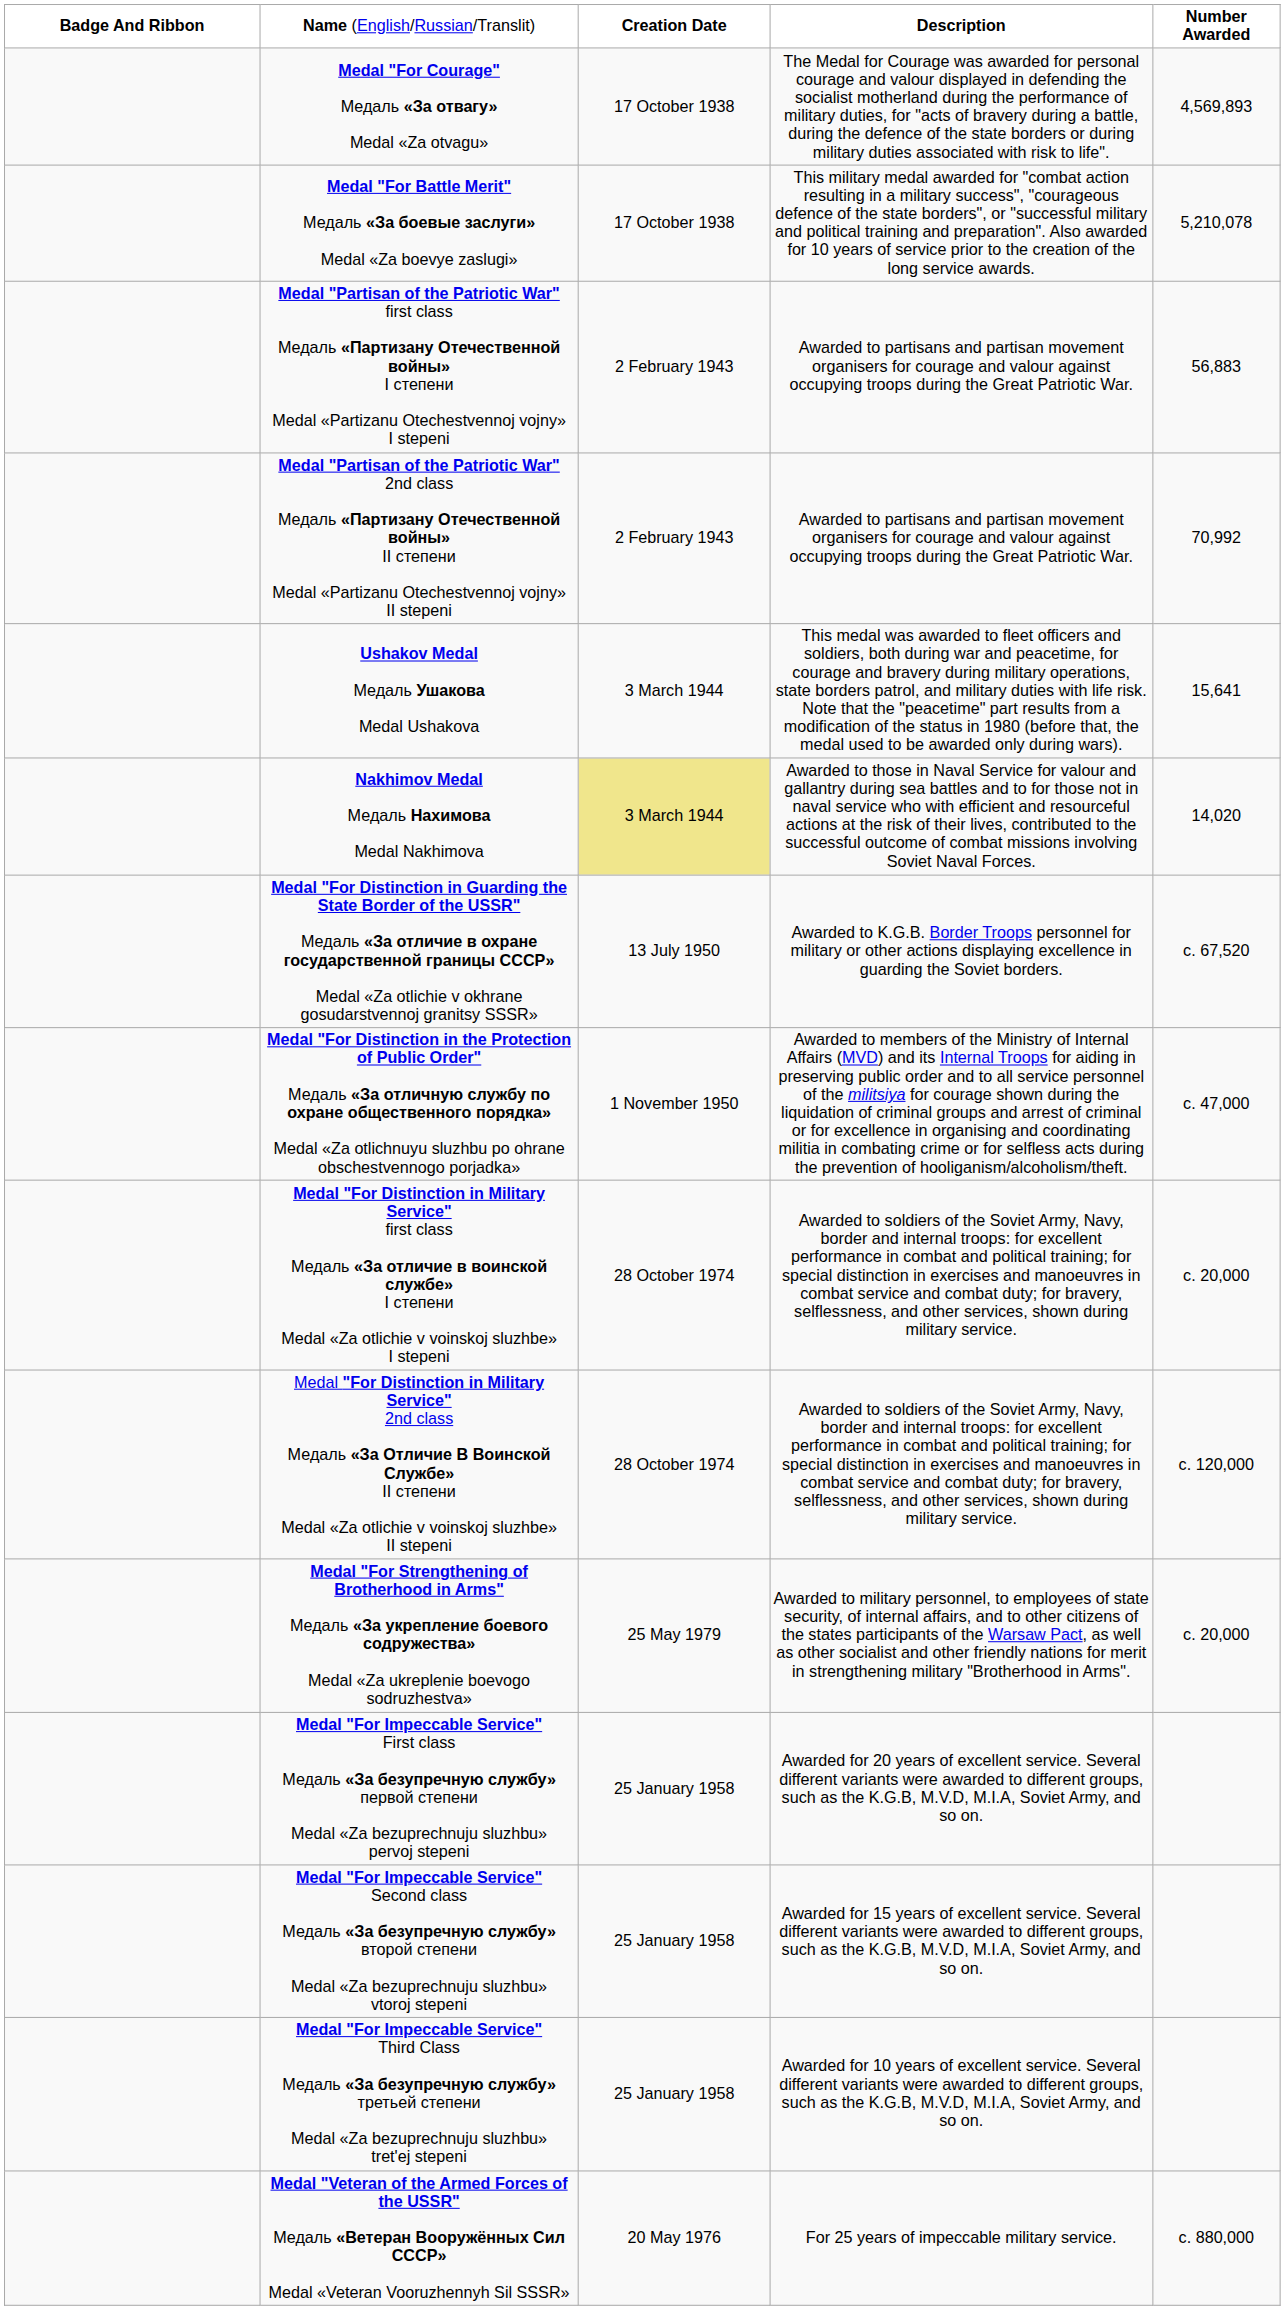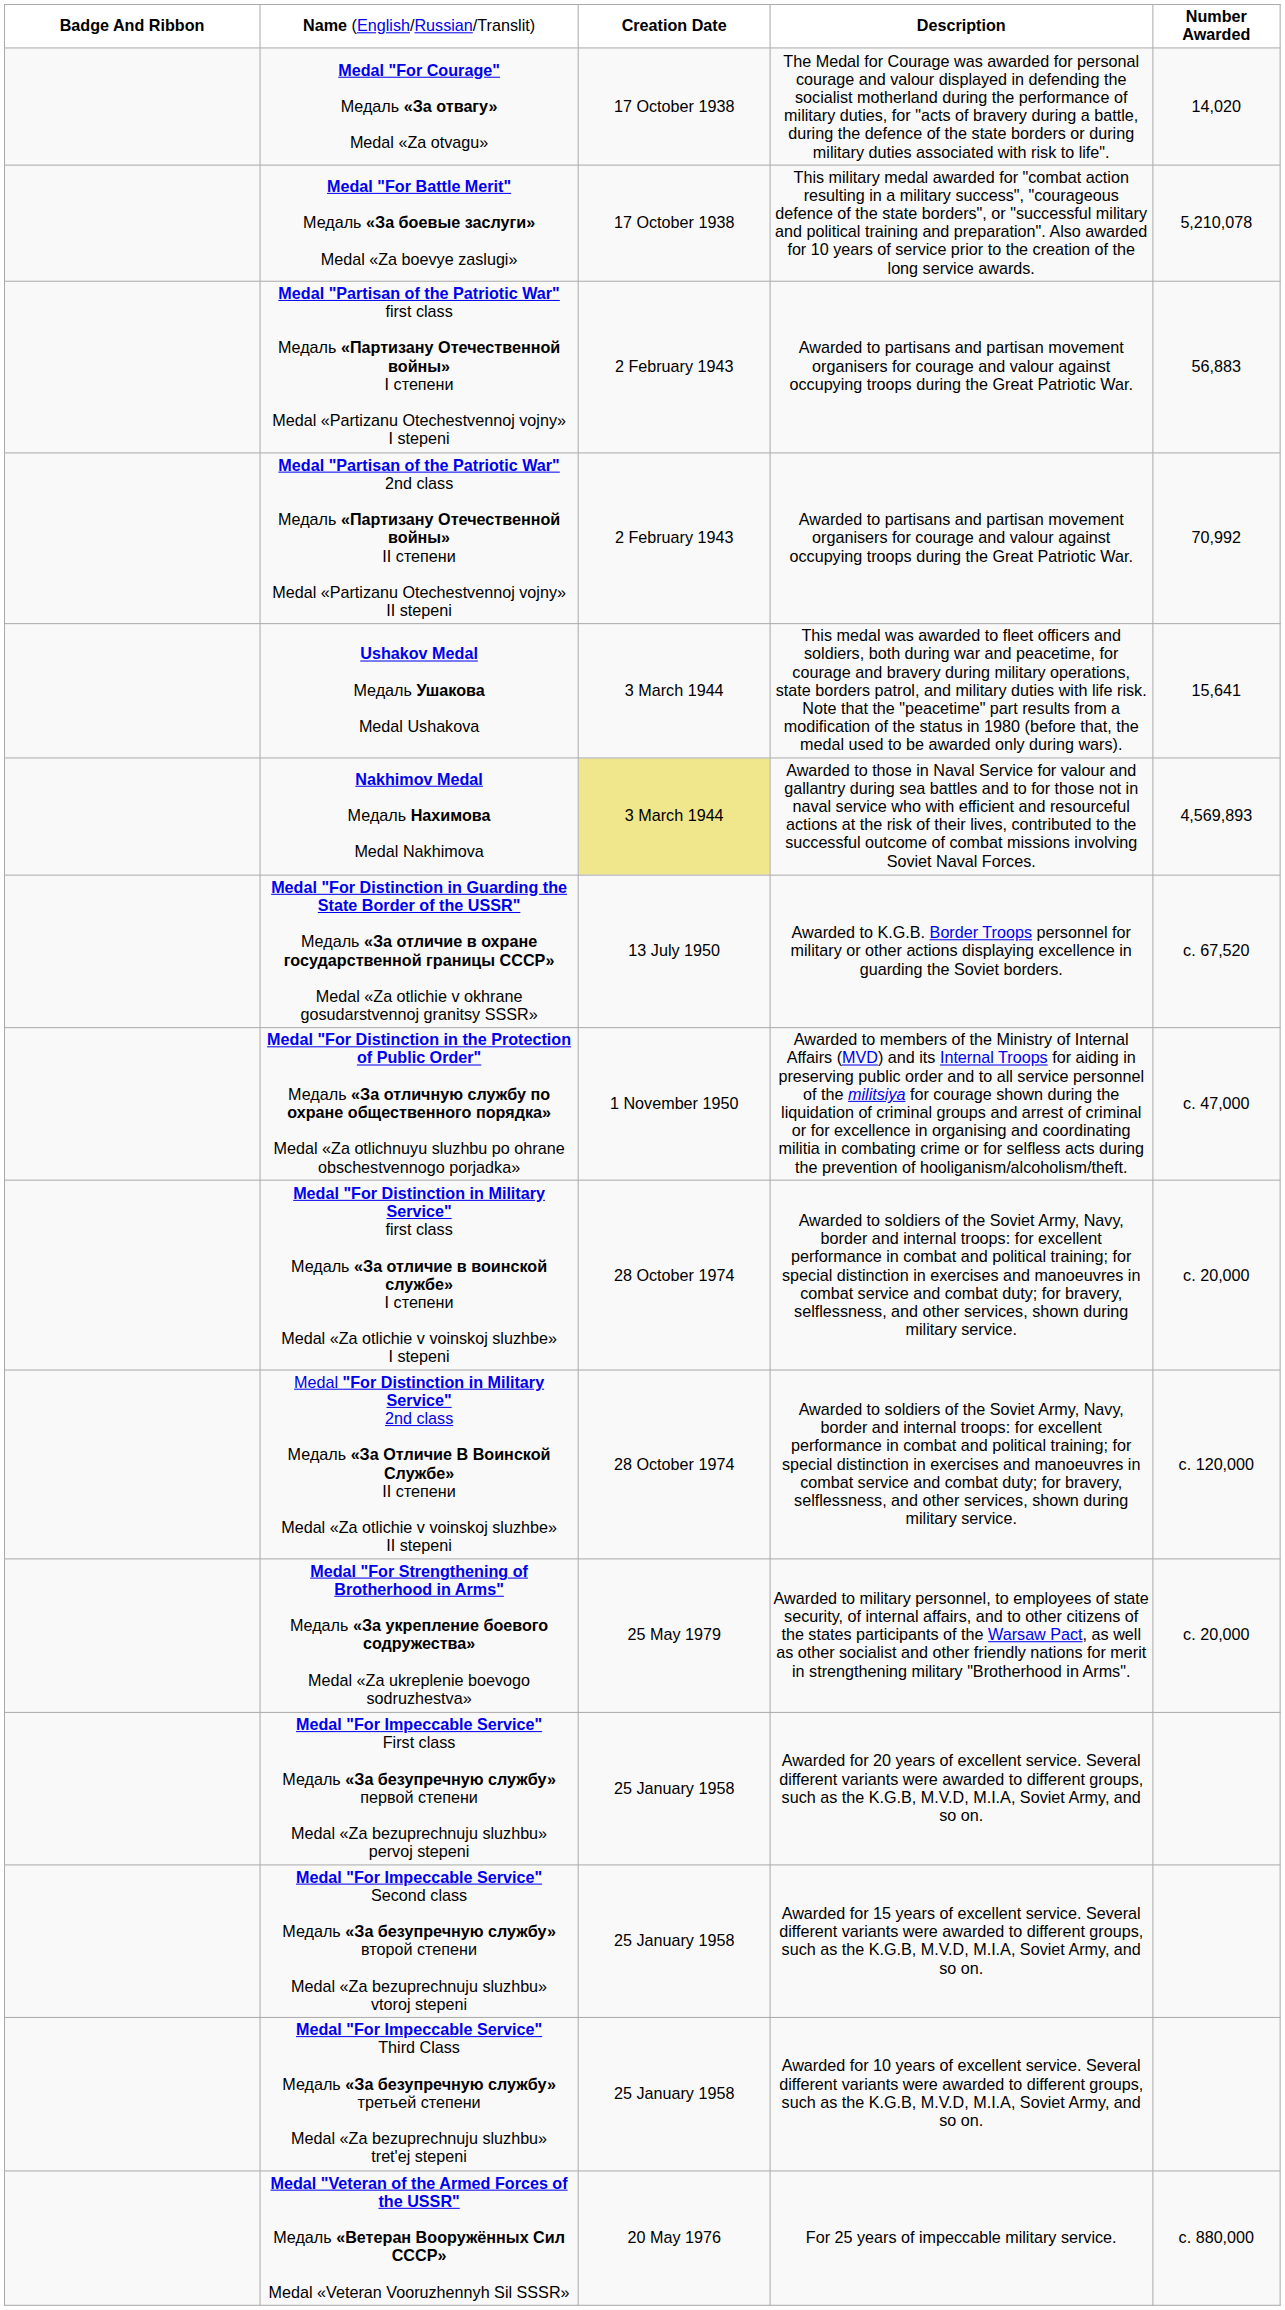(1216, 106) 4,569,893 -> (1216, 106) 14,020
(1216, 816) 14,020 -> (1216, 816) 4,569,893
